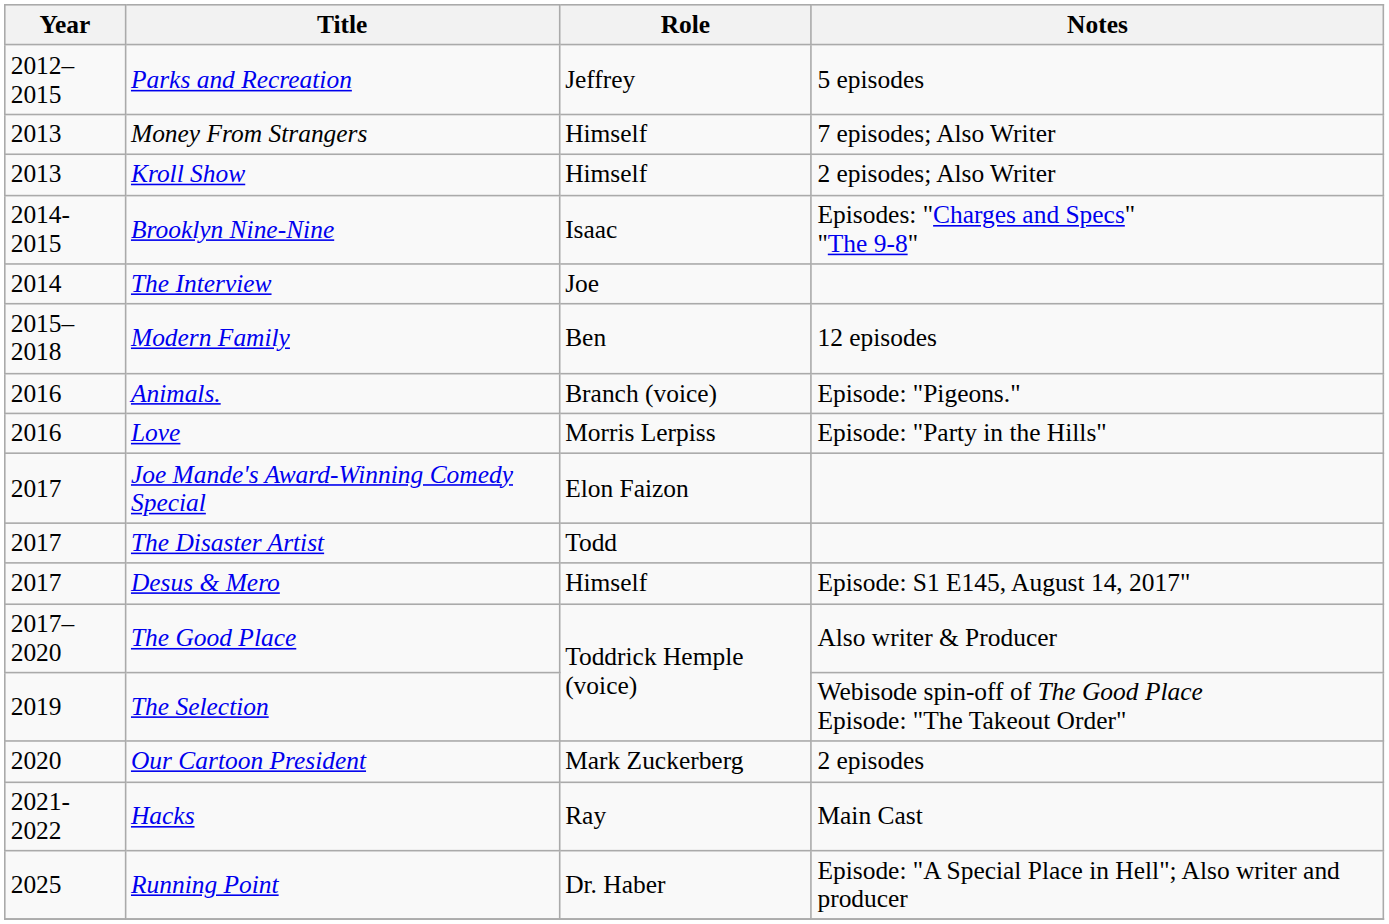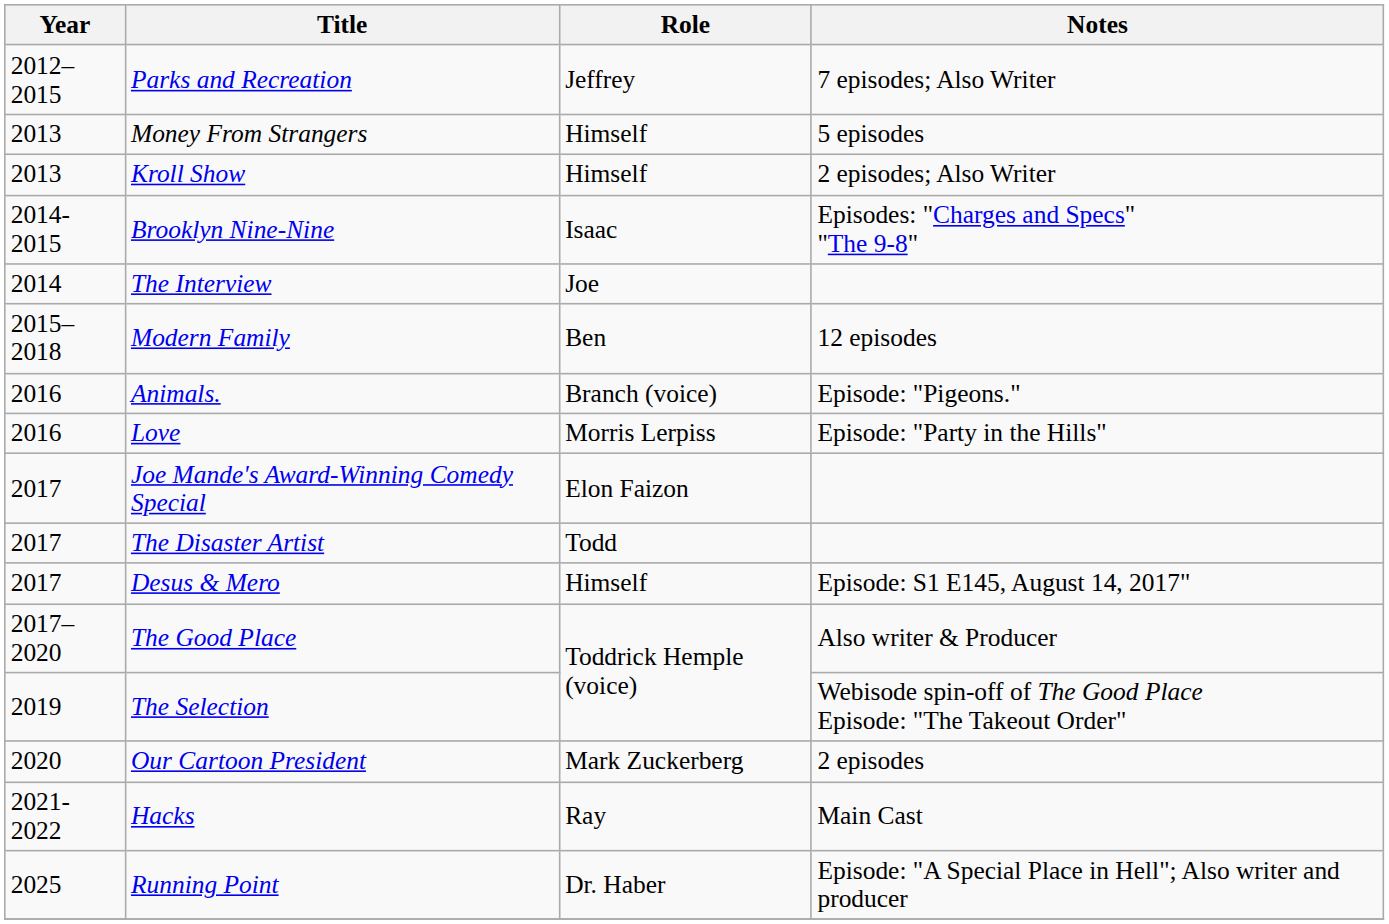(871, 79) 5 episodes -> (936, 79) 7 episodes; Also Writer
(936, 133) 7 episodes; Also Writer -> (871, 133) 5 episodes
